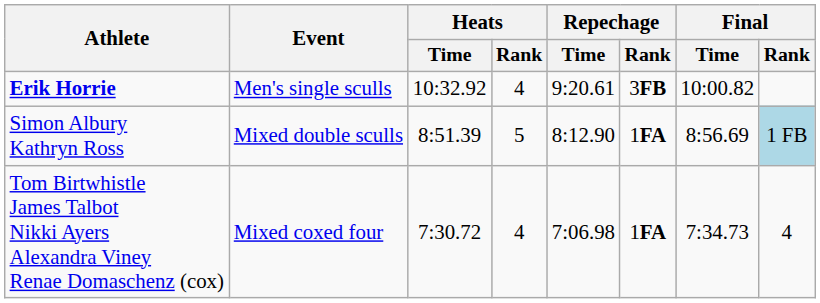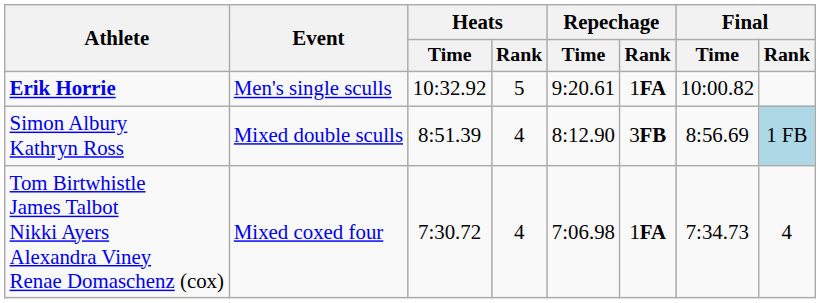(519, 89) 4 -> (519, 89) 5
(648, 89) 3FB -> (648, 89) 1FA
(519, 135) 5 -> (519, 135) 4
(648, 135) 1FA -> (648, 135) 3FB
